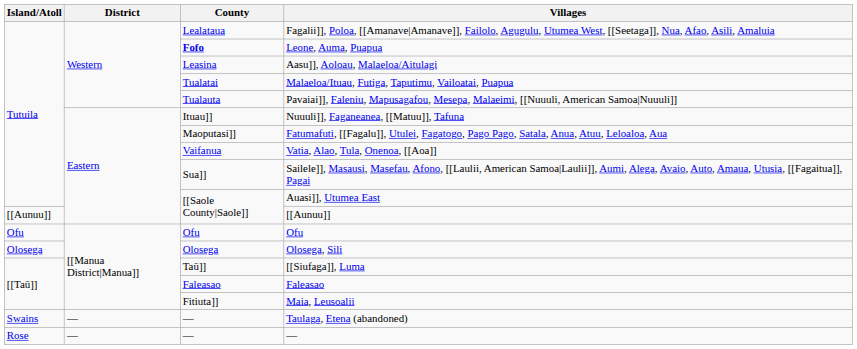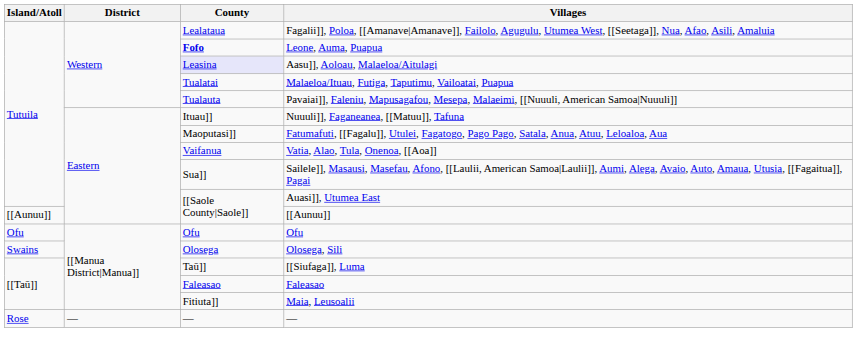(200, 64) no background -> (200, 64) lavender background
(25, 249) Olosega -> (23, 249) Swains
- row: (347, 318)
